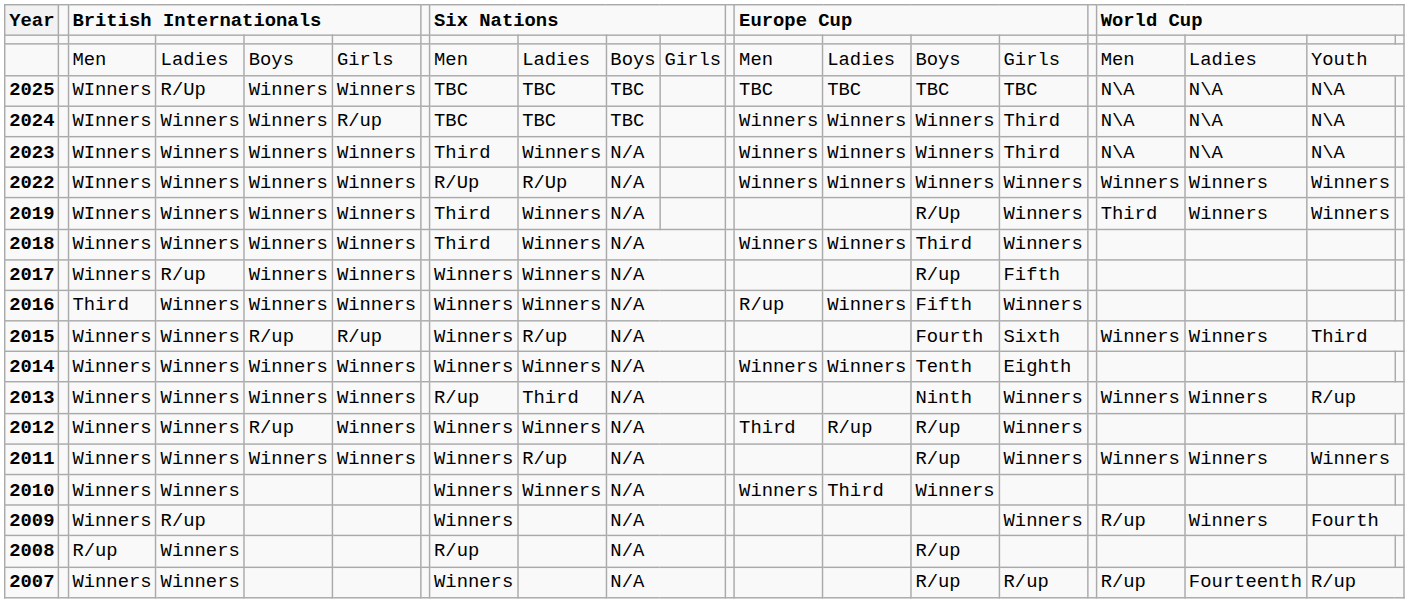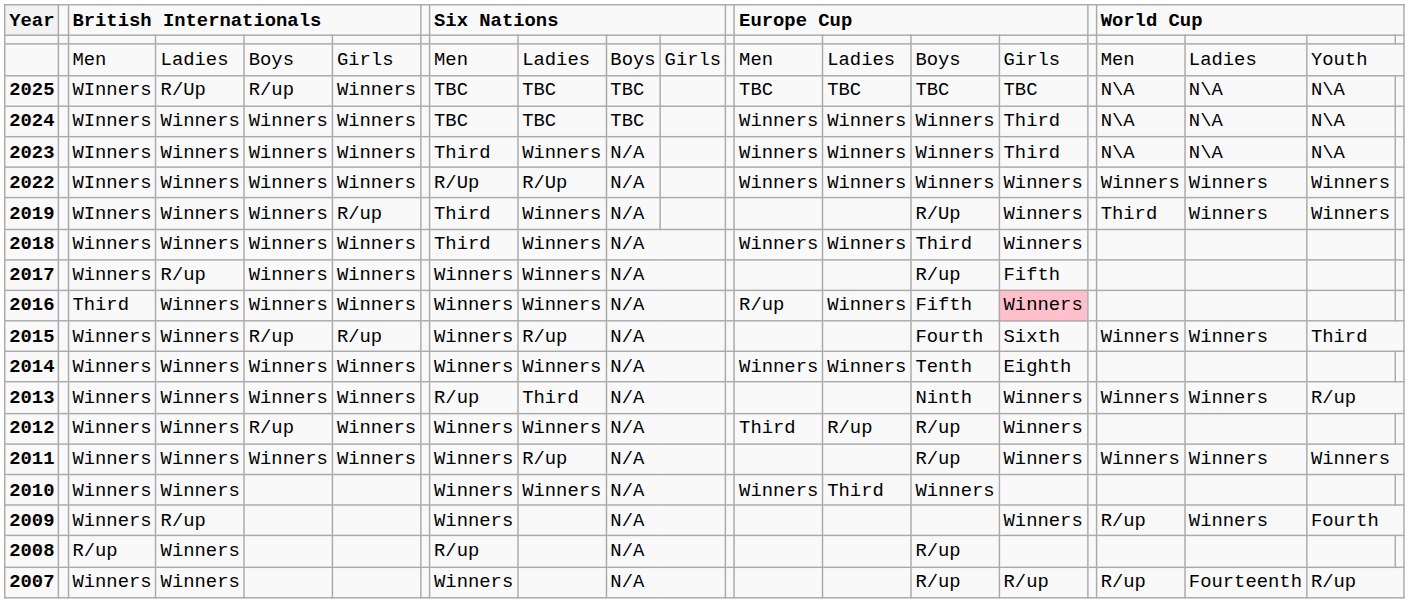(288, 91) Winners -> (271, 91) R/up
(360, 121) R/up -> (376, 121) Winners
(376, 213) Winners -> (360, 213) R/up
(1043, 306) no background -> (1043, 306) pink background
